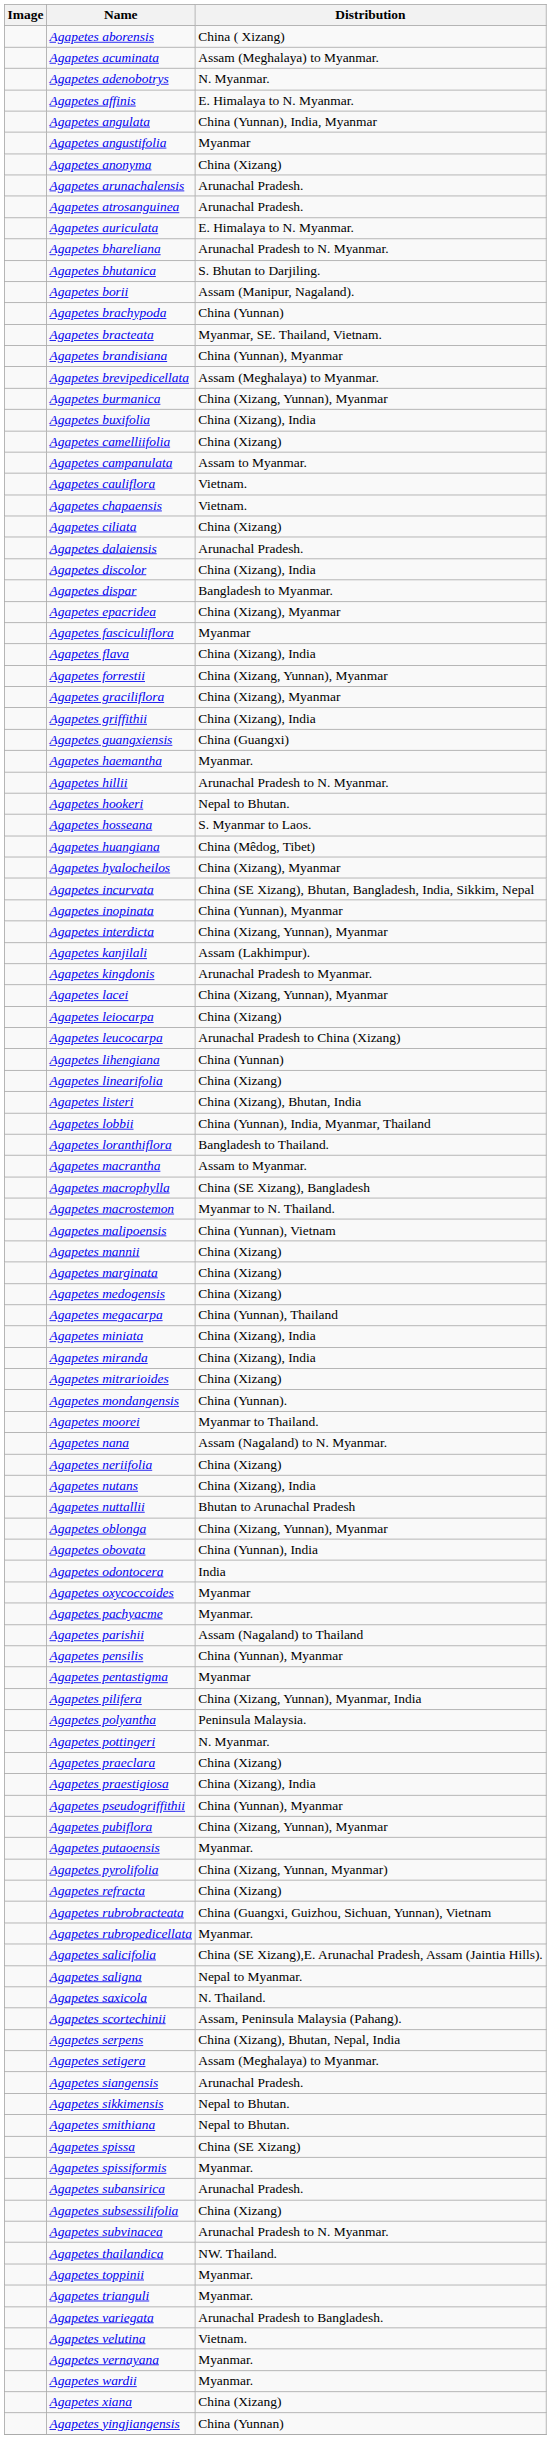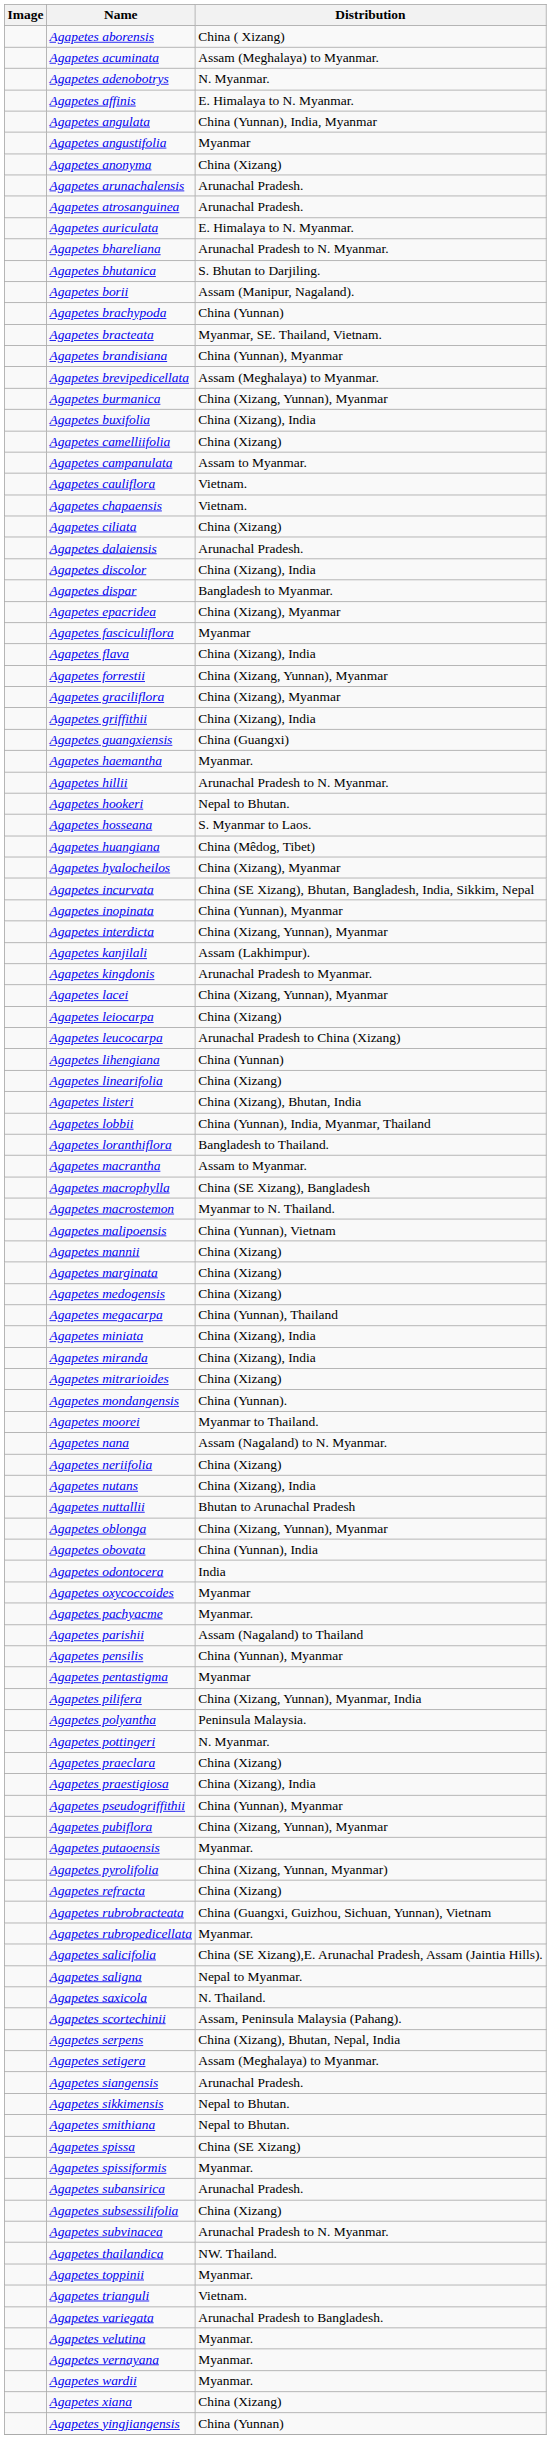(226, 2295) Myanmar. -> (223, 2295) Vietnam.
(223, 2338) Vietnam. -> (226, 2338) Myanmar.
